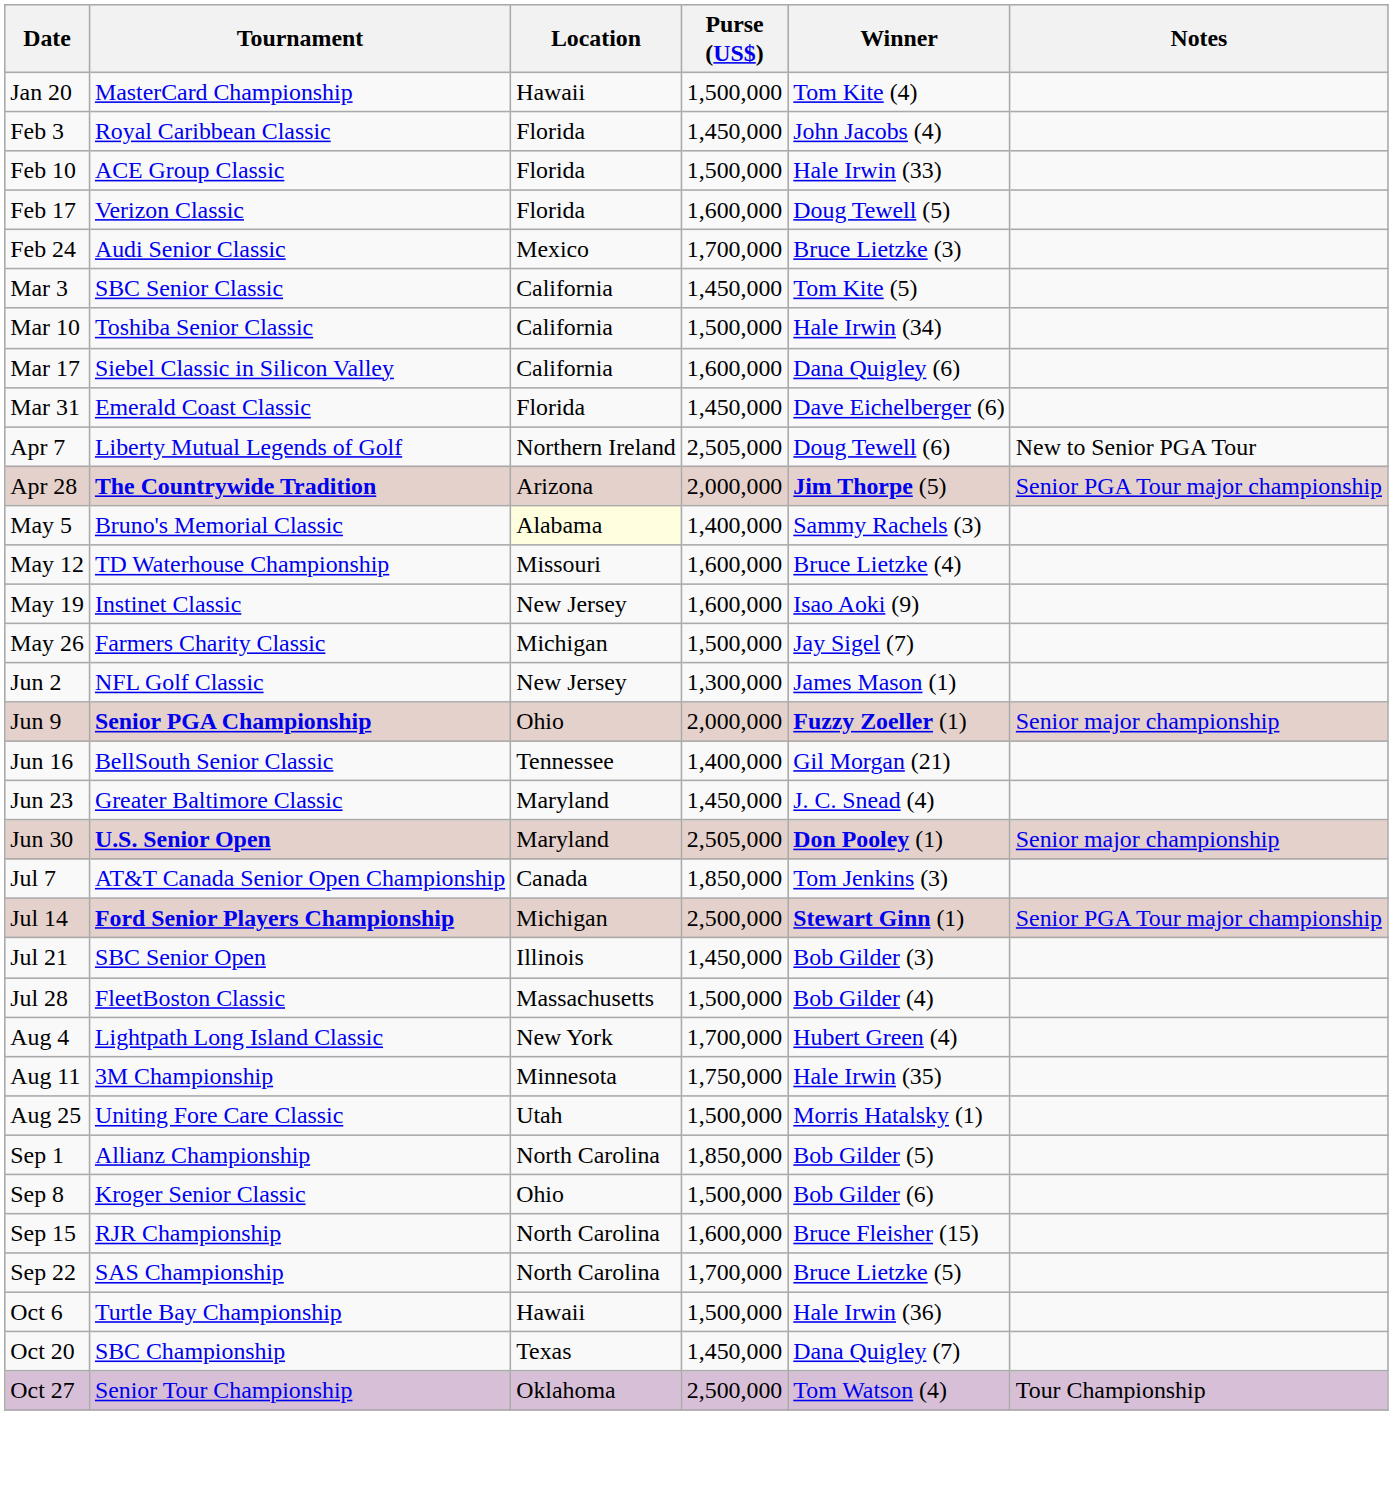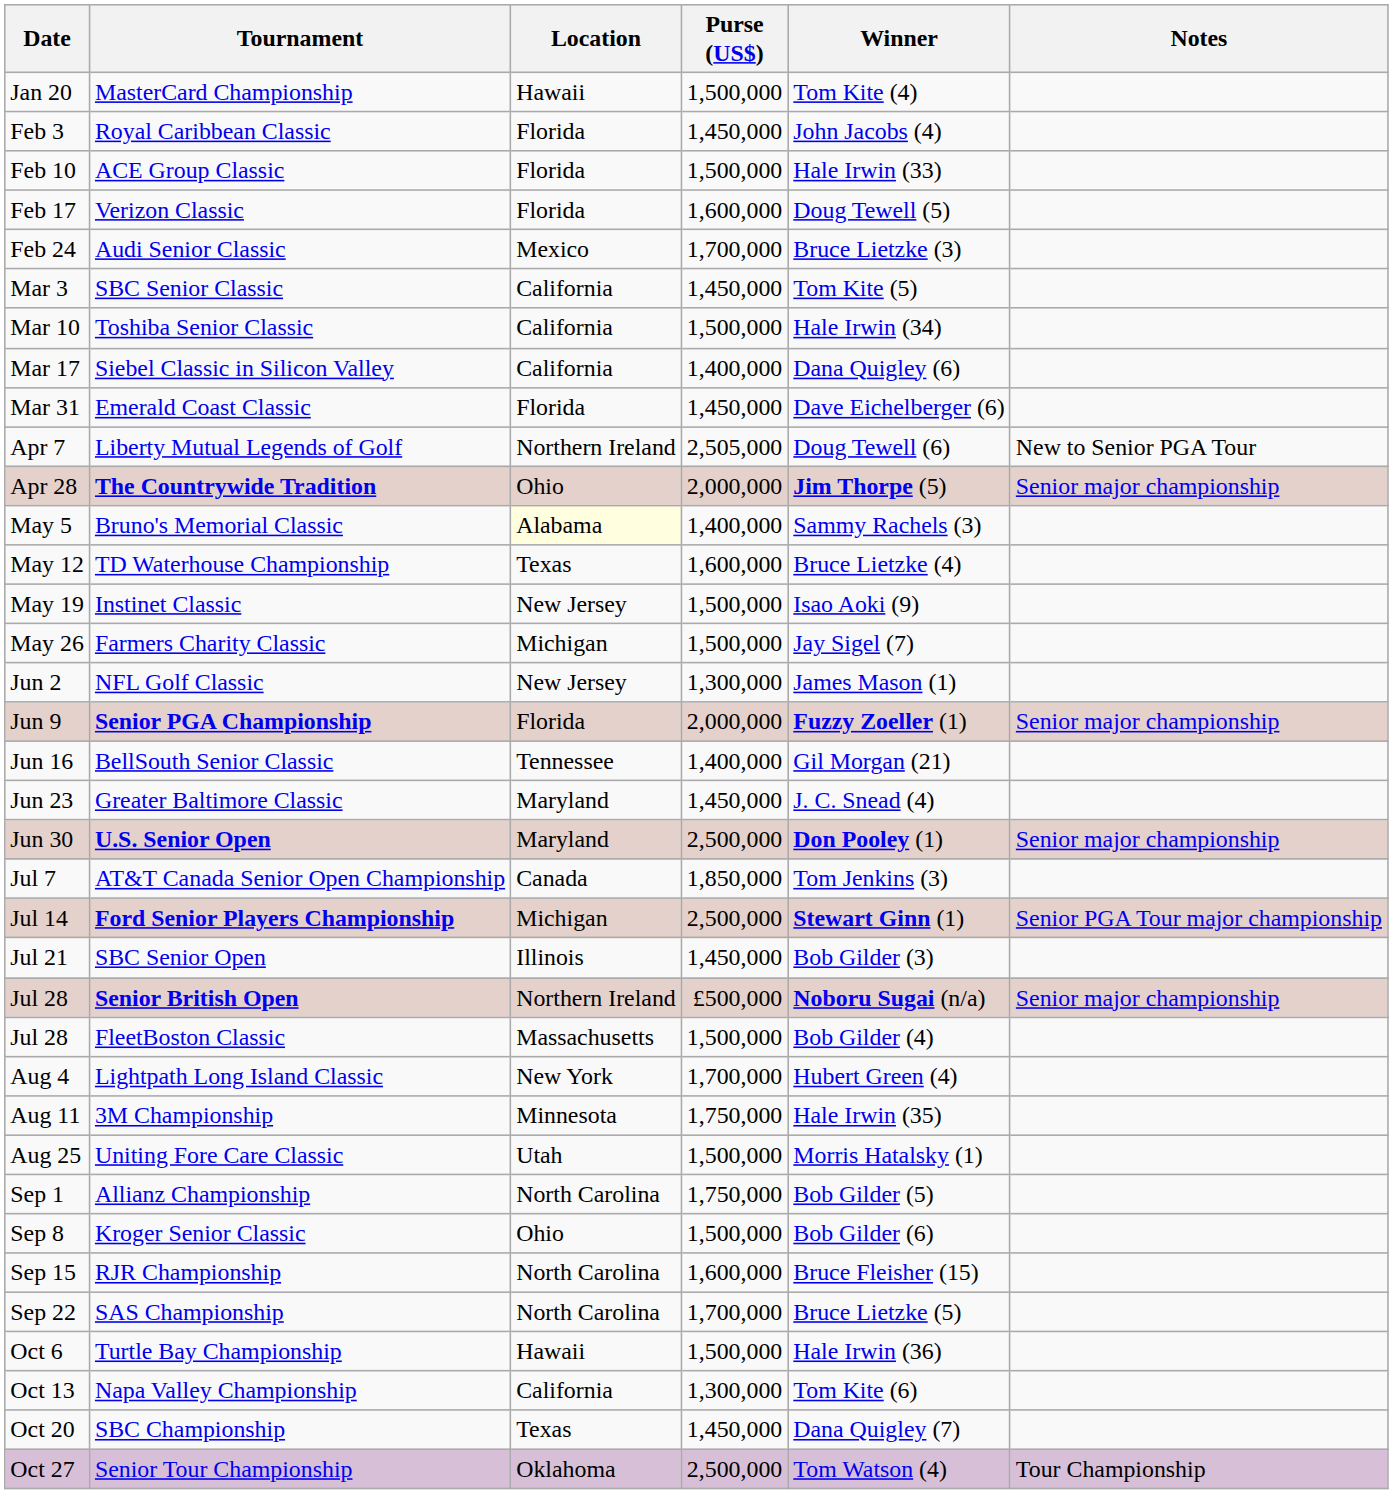(735, 367) 1,600,000 -> (735, 367) 1,400,000
(555, 485) Arizona -> (540, 485) Ohio
(1199, 485) Senior PGA Tour major championship -> (1148, 485) Senior major championship
(559, 564) Missouri -> (544, 564) Texas
(735, 603) 1,600,000 -> (735, 603) 1,500,000
(540, 721) Ohio -> (551, 721) Florida
(735, 839) 2,505,000 -> (735, 839) 2,500,000
+ row: (197, 996)
(735, 1154) 1,850,000 -> (735, 1193) 1,750,000
+ row: (226, 1390)
